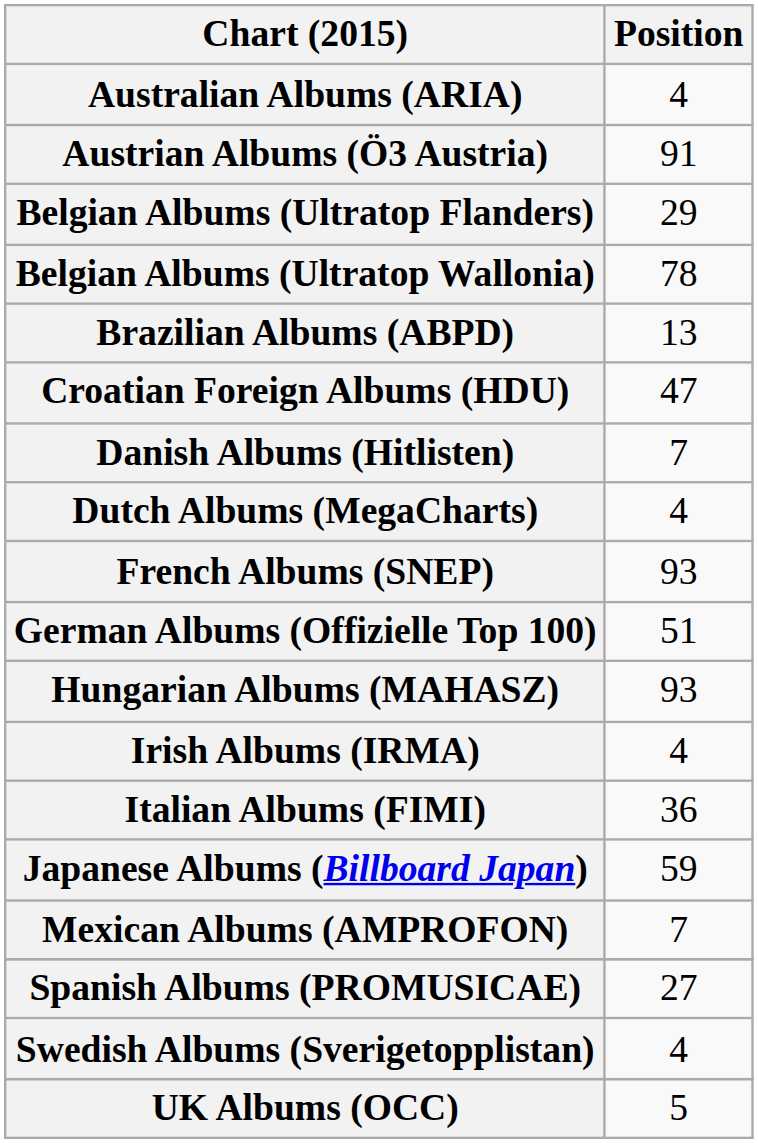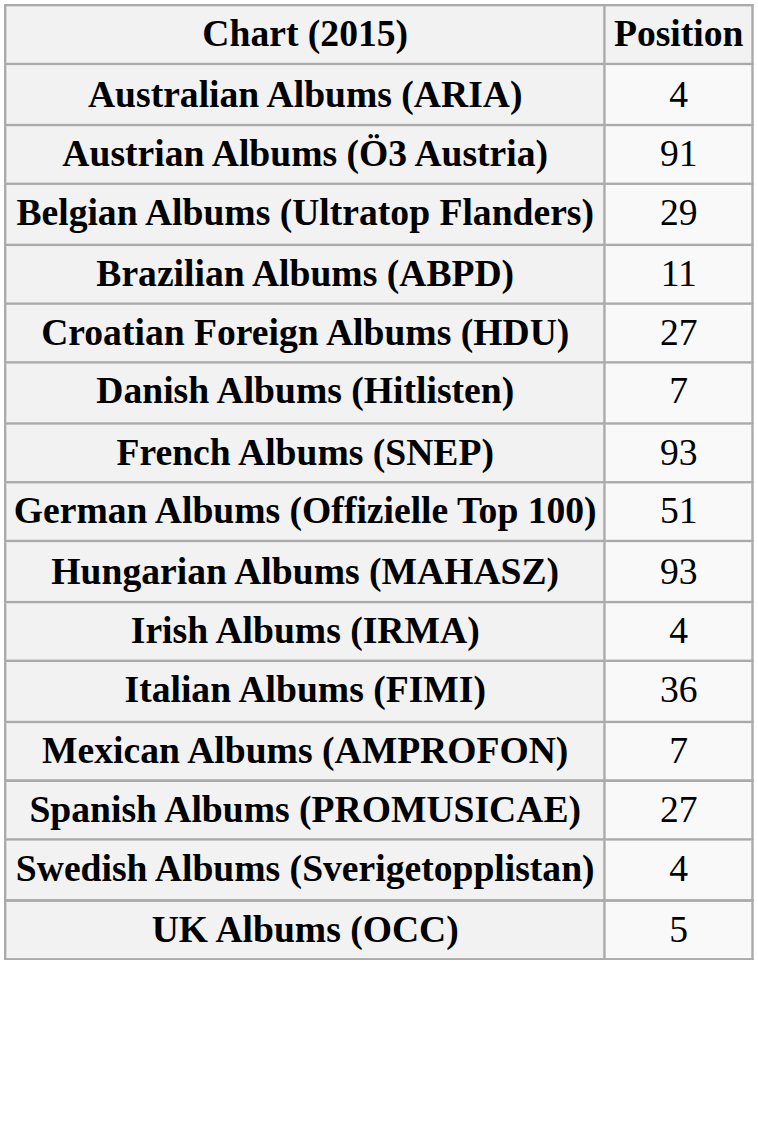- row: (305, 272)
(679, 332) 13 -> (679, 272) 11
(679, 392) 47 -> (679, 332) 27
- row: (305, 511)
- row: (305, 869)
